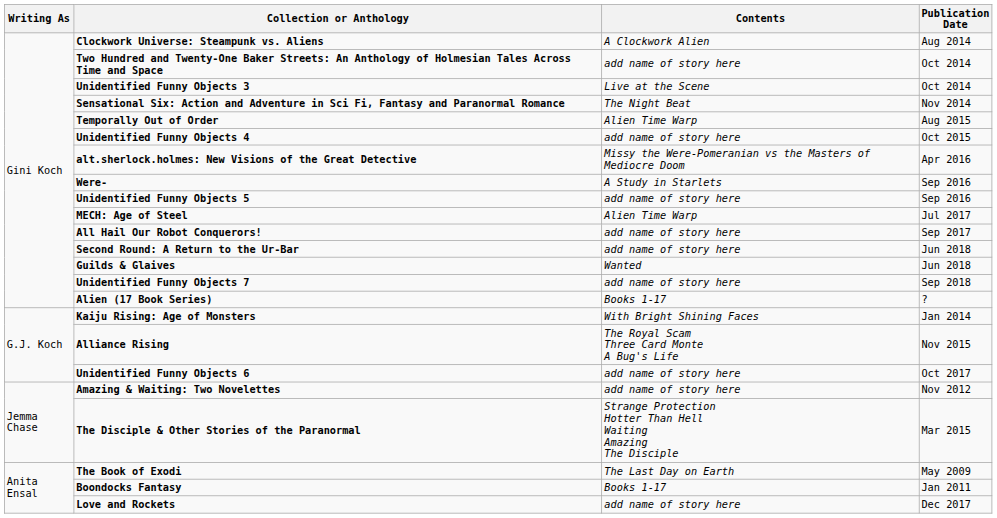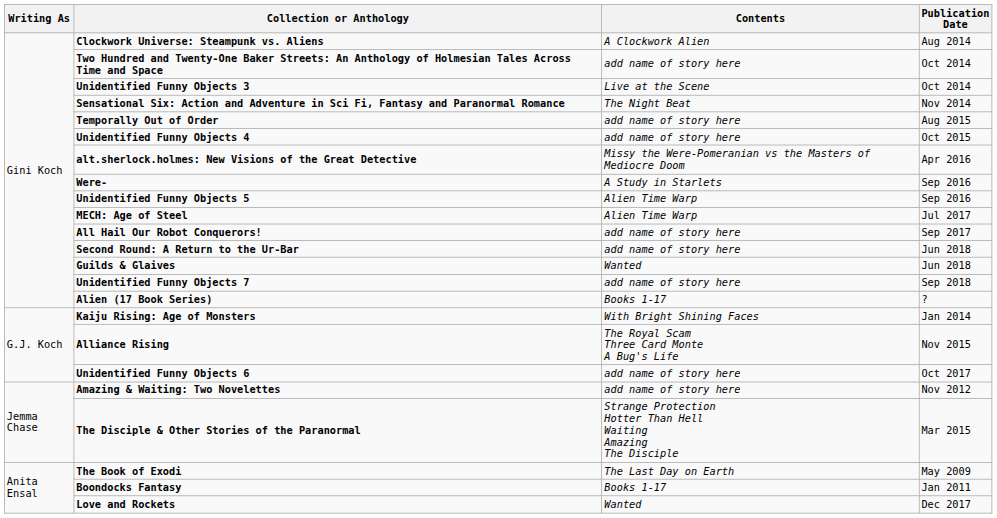(651, 120) Alien Time Warp -> (672, 120) add name of story here
(672, 199) add name of story here -> (651, 199) Alien Time Warp
(672, 504) add name of story here -> (623, 504) Wanted
